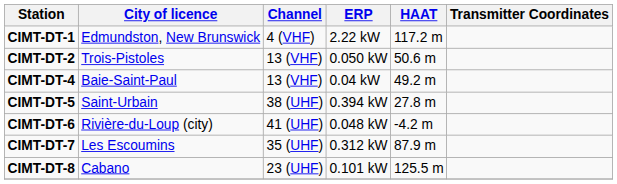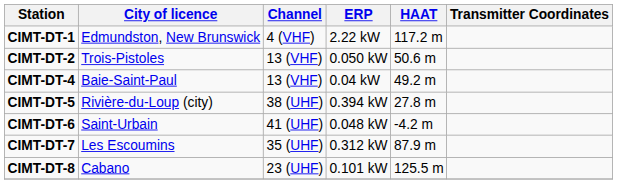(119, 102) Saint-Urbain -> (147, 102) Rivière-du-Loup (city)
(147, 124) Rivière-du-Loup (city) -> (119, 124) Saint-Urbain
